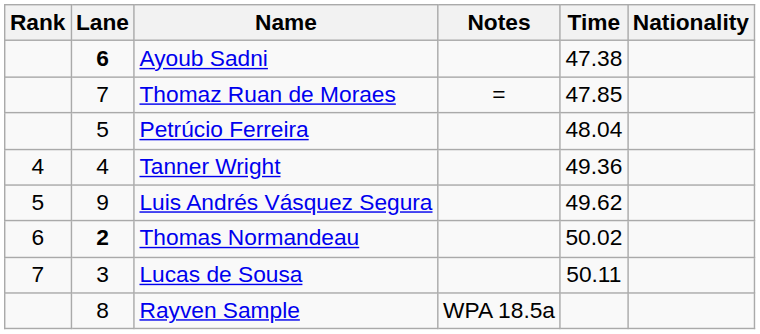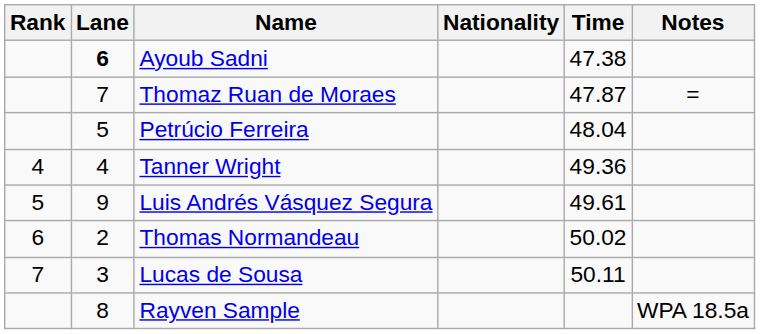columns swapped: (691, 22) <-> (499, 22)
(594, 94) 47.85 -> (598, 94) 47.87
(594, 202) 49.62 -> (598, 202) 49.61
(102, 238) bold -> (102, 238) normal
